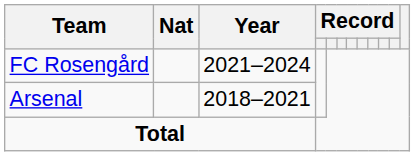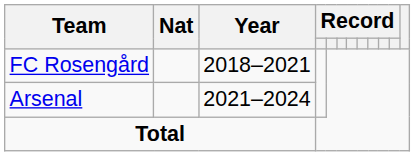(257, 65) 2021–2024 -> (257, 65) 2018–2021
(257, 99) 2018–2021 -> (257, 99) 2021–2024
